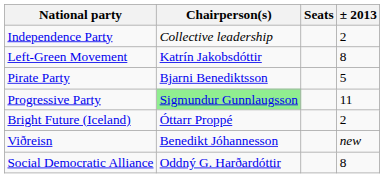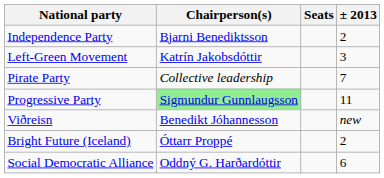(216, 36) Collective leadership -> (214, 36) Bjarni Benediktsson
(343, 57) 8 -> (343, 57) 3
(214, 78) Bjarni Benediktsson -> (216, 78) Collective leadership
(343, 78) 5 -> (343, 78) 7
rows swapped: (30, 141) <-> (69, 120)
(343, 162) 8 -> (343, 162) 6
